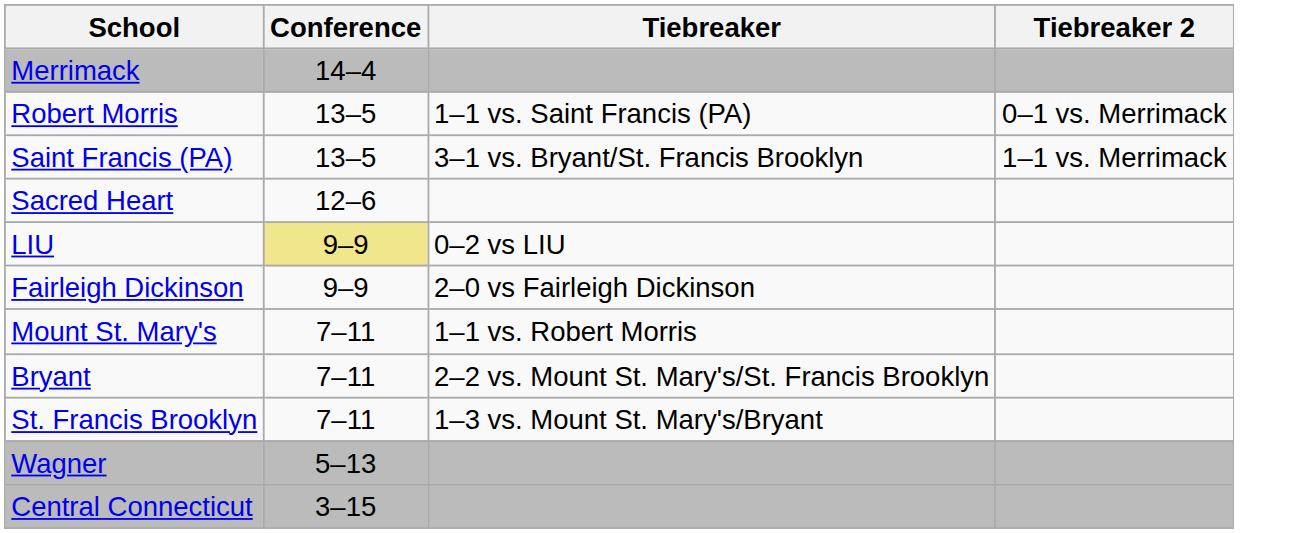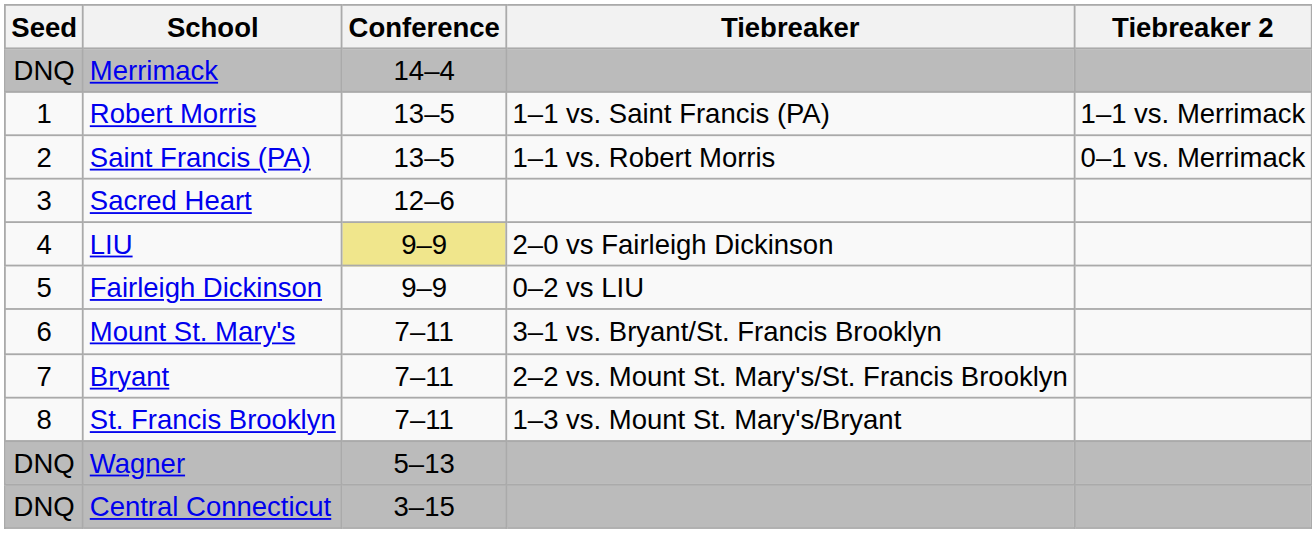+ column: (44, 27)
(1114, 114) 0–1 vs. Merrimack -> (1193, 114) 1–1 vs. Merrimack
(649, 158) 3–1 vs. Bryant/St. Francis Brooklyn -> (644, 158) 1–1 vs. Robert Morris
(1114, 158) 1–1 vs. Merrimack -> (1193, 158) 0–1 vs. Merrimack
(500, 245) 0–2 vs LIU -> (673, 245) 2–0 vs Fairleigh Dickinson
(595, 288) 2–0 vs Fairleigh Dickinson -> (578, 288) 0–2 vs LIU
(565, 332) 1–1 vs. Robert Morris -> (727, 332) 3–1 vs. Bryant/St. Francis Brooklyn
